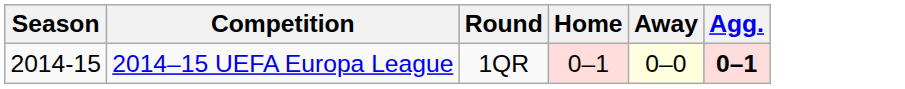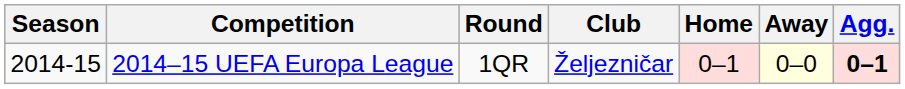+ column: (614, 24)
